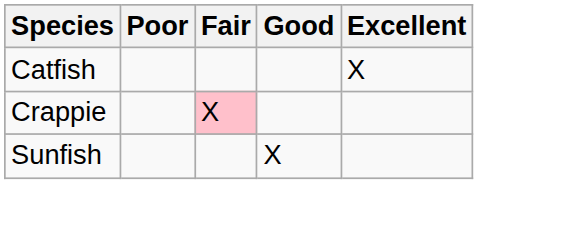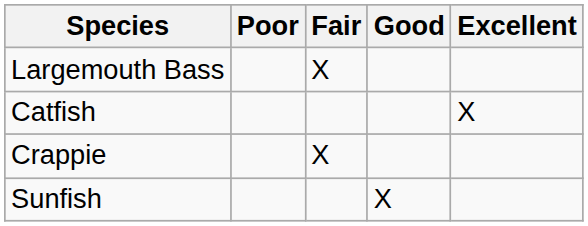+ row: (118, 69)
(210, 112) pink background -> (320, 155) no background
